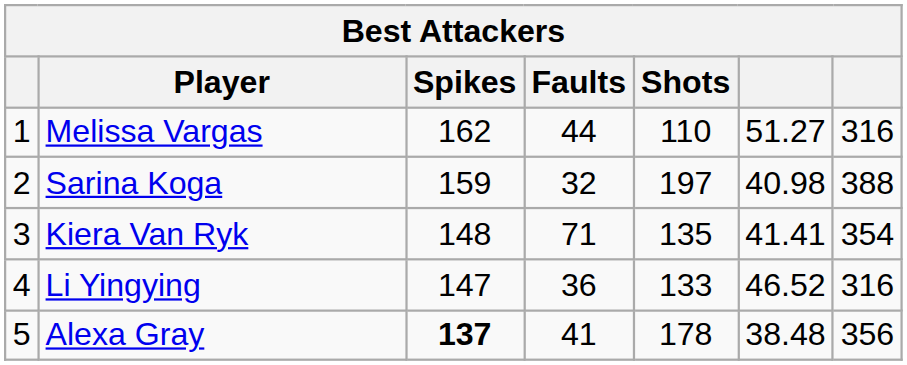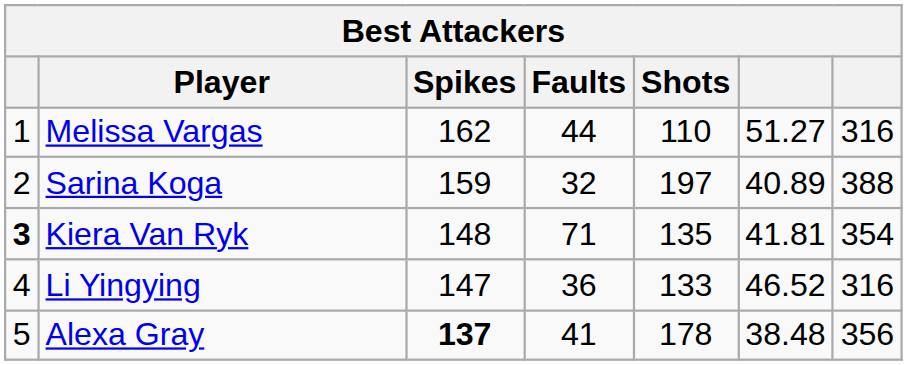(785, 183) 40.98 -> (785, 183) 40.89
(22, 234) normal -> (22, 234) bold
(785, 234) 41.41 -> (785, 234) 41.81
